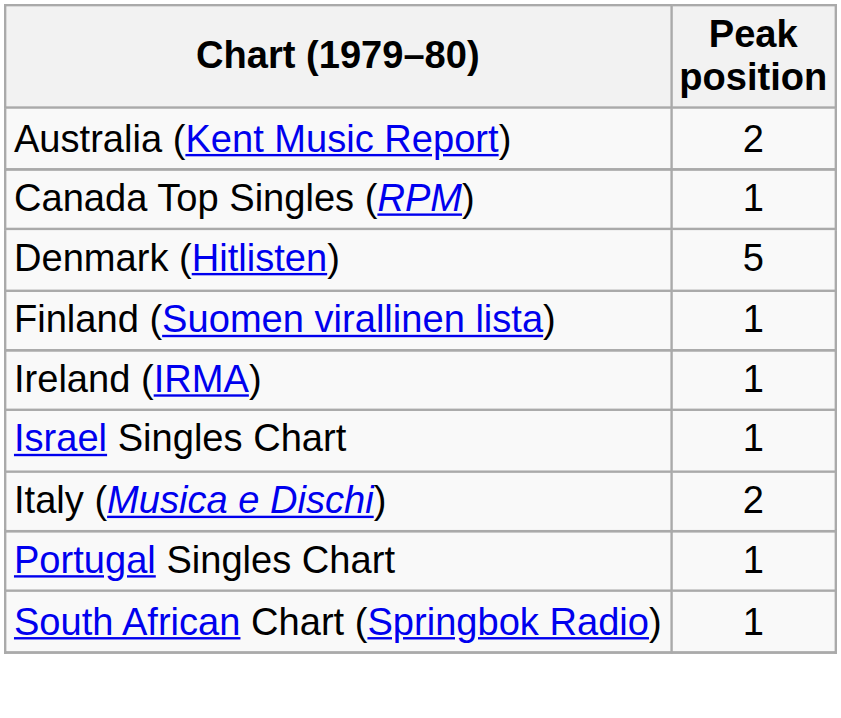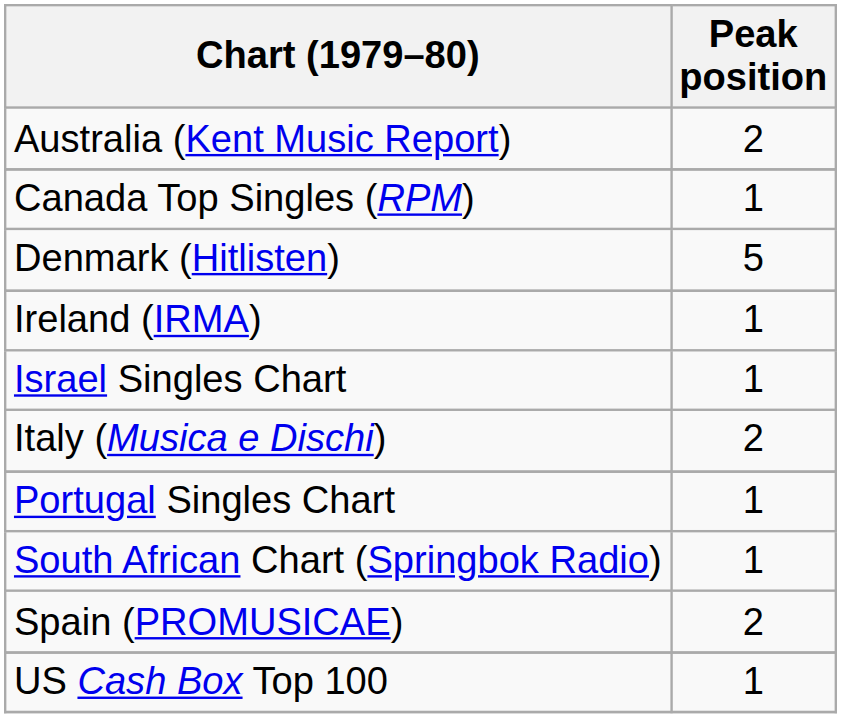- row: (285, 319)
+ row: (209, 621)
+ row: (201, 681)
